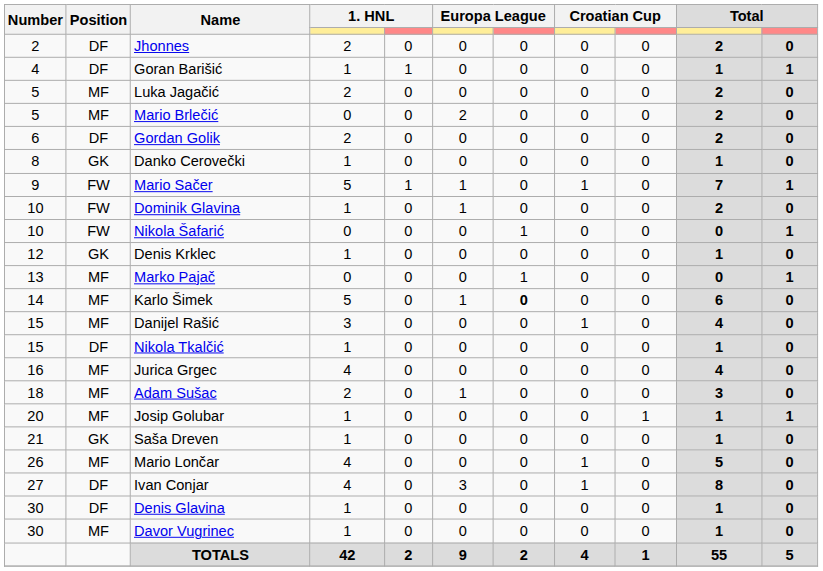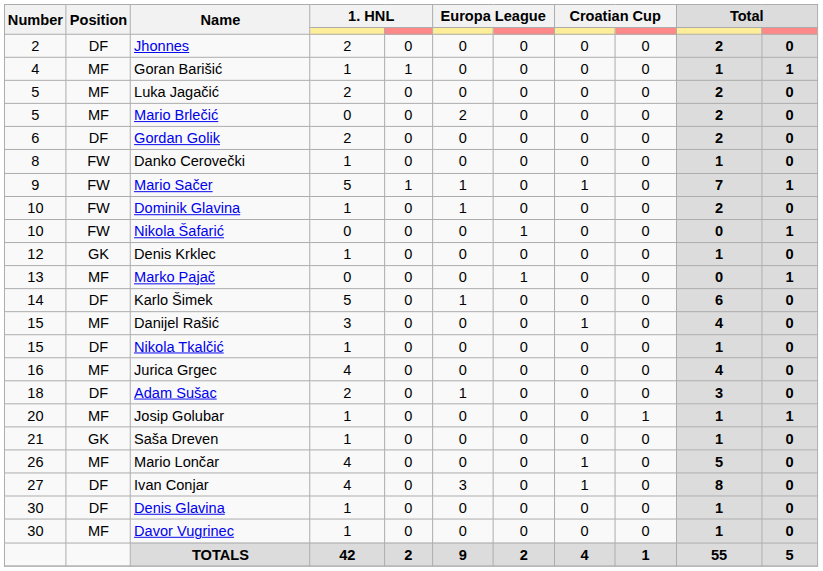(98, 69) DF -> (98, 69) MF
(98, 162) GK -> (98, 162) FW
(98, 300) MF -> (98, 300) DF
(524, 300) bold -> (524, 300) normal
(98, 393) MF -> (98, 393) DF
